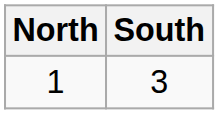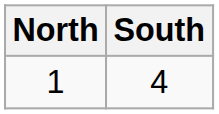(159, 81) 3 -> (159, 81) 4
